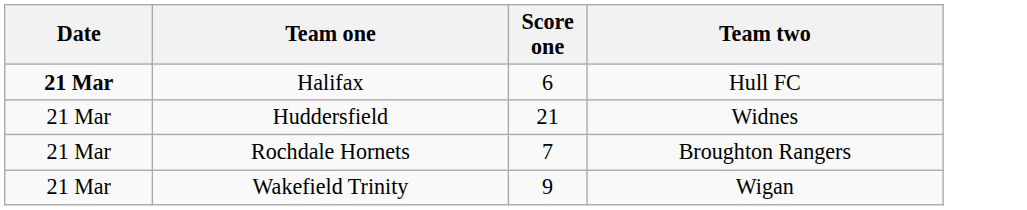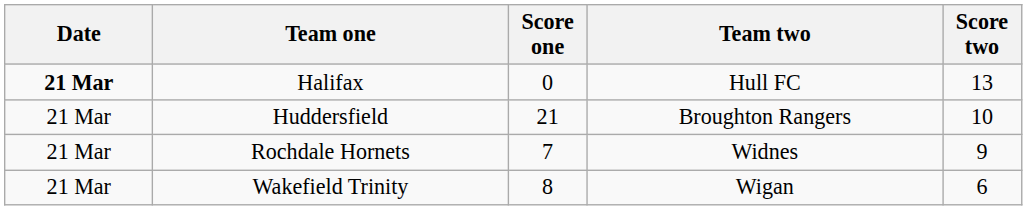+ column: (982, 34)
(548, 81) 6 -> (548, 81) 0
(765, 116) Widnes -> (765, 116) Broughton Rangers
(765, 151) Broughton Rangers -> (765, 151) Widnes
(548, 186) 9 -> (548, 186) 8
